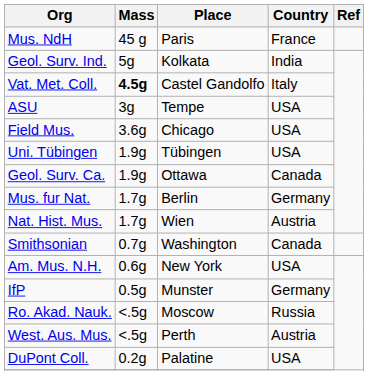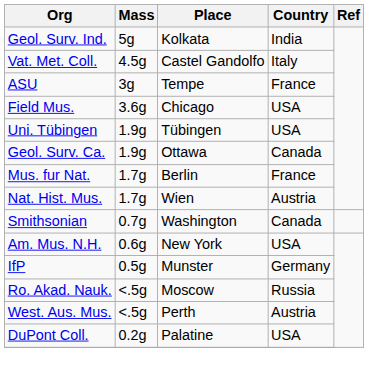- row: (40, 38)
(133, 84) bold -> (132, 61) normal
(286, 107) USA -> (293, 84) France
(301, 198) Germany -> (293, 175) France
